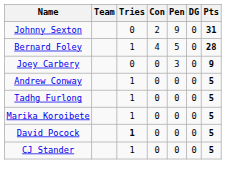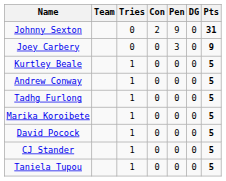- row: (48, 46)
+ row: (48, 64)
(132, 132) bold -> (132, 132) normal
+ row: (48, 167)
